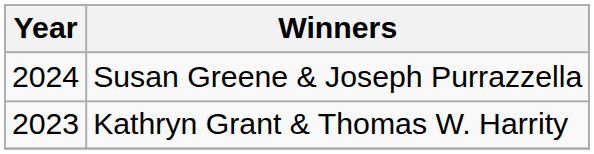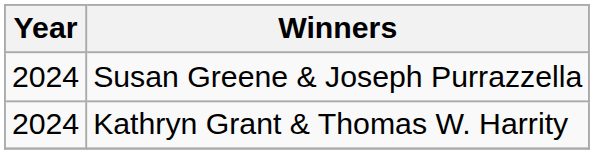(46, 124) 2023 -> (46, 124) 2024
